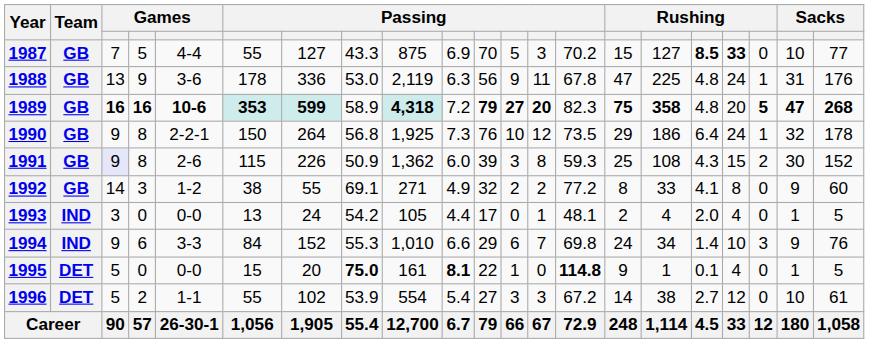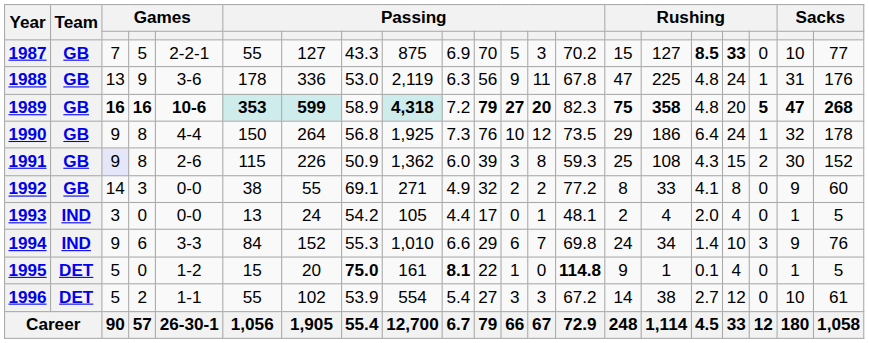(189, 53) 4-4 -> (189, 53) 2-2-1
(189, 134) 2-2-1 -> (189, 134) 4-4
(189, 188) 1-2 -> (189, 188) 0-0
(189, 270) 0-0 -> (189, 270) 1-2
